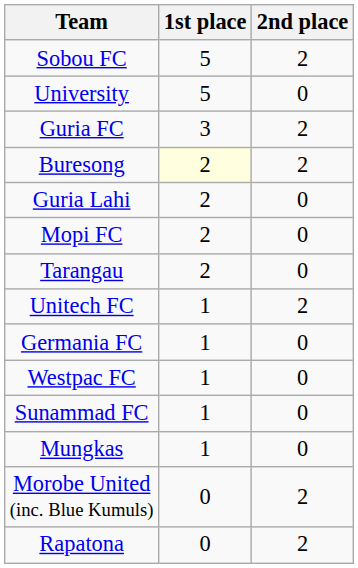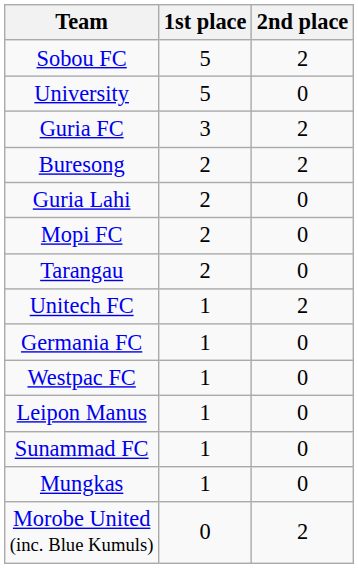(205, 164) lightyellow background -> (205, 164) no background
+ row: (82, 413)
- row: (82, 544)
